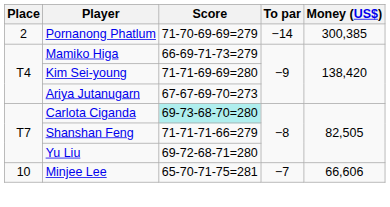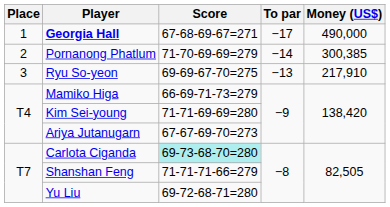+ row: (82, 34)
+ row: (82, 73)
- row: (76, 172)
